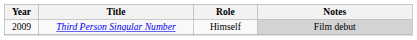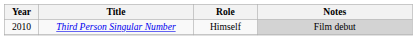(22, 27) 2009 -> (22, 27) 2010
